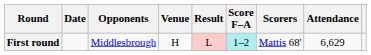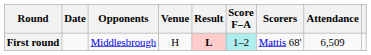(209, 42) normal -> (209, 42) bold
(333, 42) 6,629 -> (333, 42) 6,509
